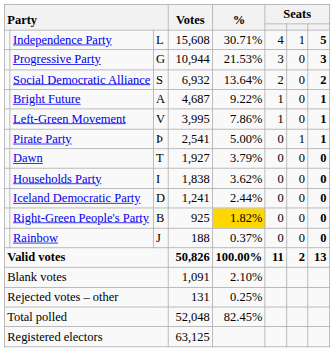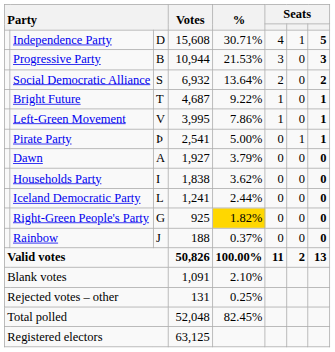(160, 39) L -> (161, 39) D
(161, 59) G -> (160, 59) B
(161, 99) A -> (160, 99) T
(160, 158) T -> (161, 158) A
(161, 198) D -> (160, 198) L
(160, 218) B -> (161, 218) G
